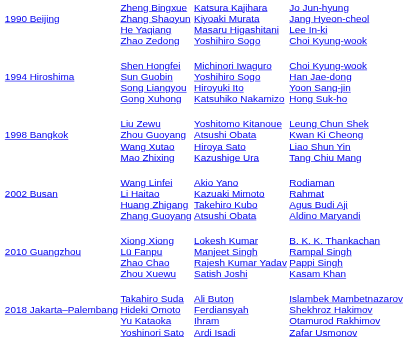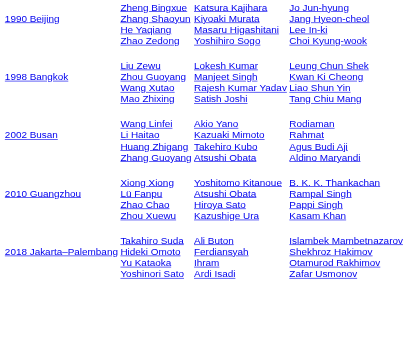- row: (40, 77)
(238, 141) Yoshitomo Kitanoue Atsushi Obata Hiroya Sato Kazushige Ura -> (240, 82) Lokesh Kumar Manjeet Singh Rajesh Kumar Yadav Satish Joshi
(240, 257) Lokesh Kumar Manjeet Singh Rajesh Kumar Yadav Satish Joshi -> (238, 199) Yoshitomo Kitanoue Atsushi Obata Hiroya Sato Kazushige Ura
